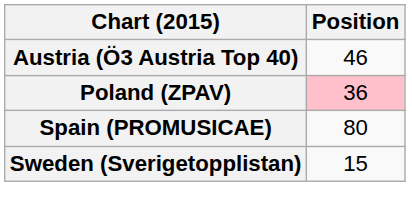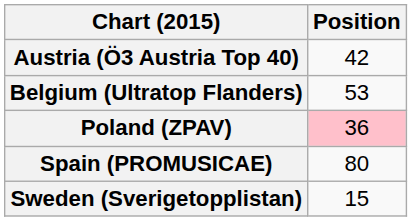(356, 57) 46 -> (357, 57) 42
+ row: (156, 92)
